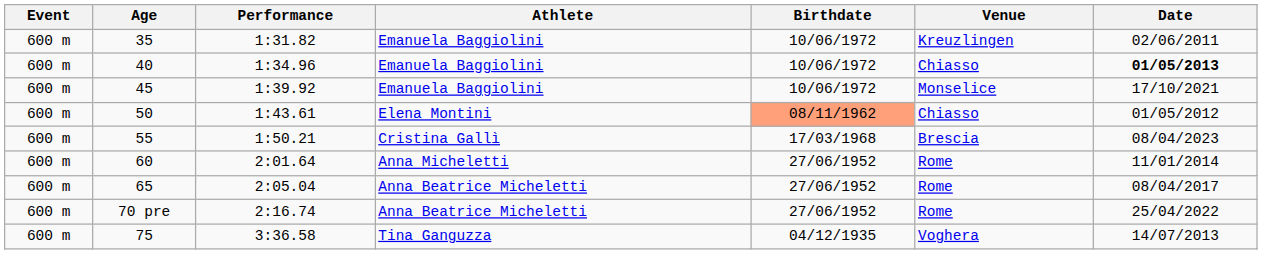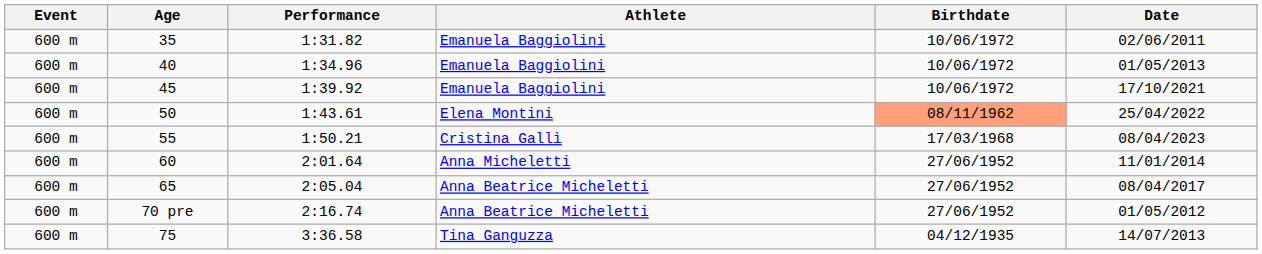- column: (1004, 16)
(1175, 65) bold -> (1162, 65) normal
(1175, 114) 01/05/2012 -> (1162, 114) 25/04/2022
(1175, 211) 25/04/2022 -> (1162, 211) 01/05/2012
